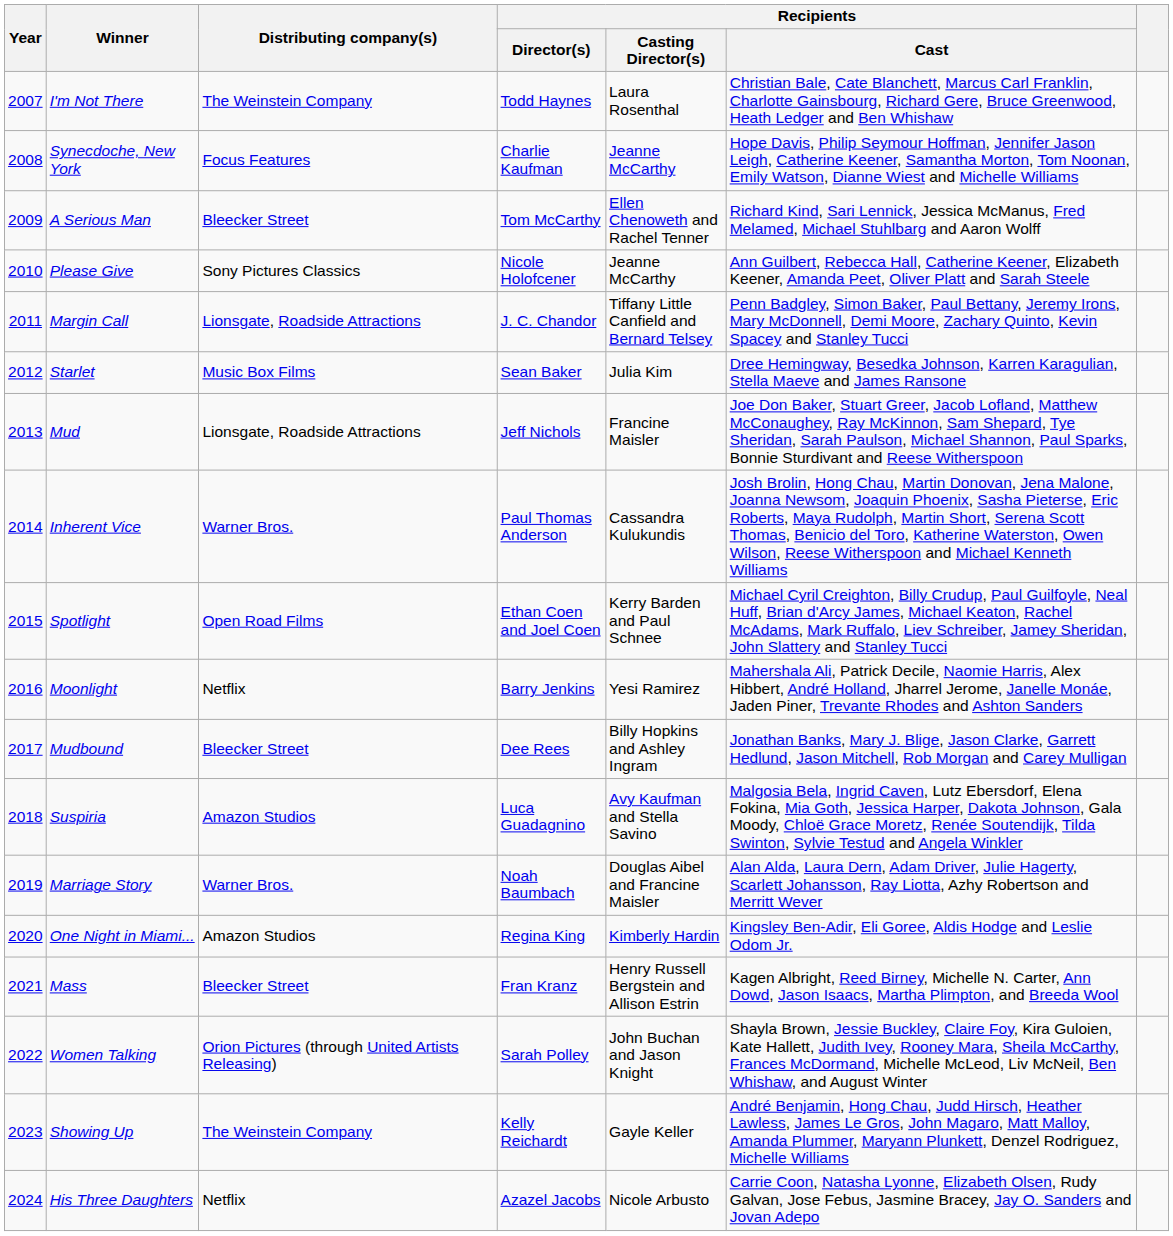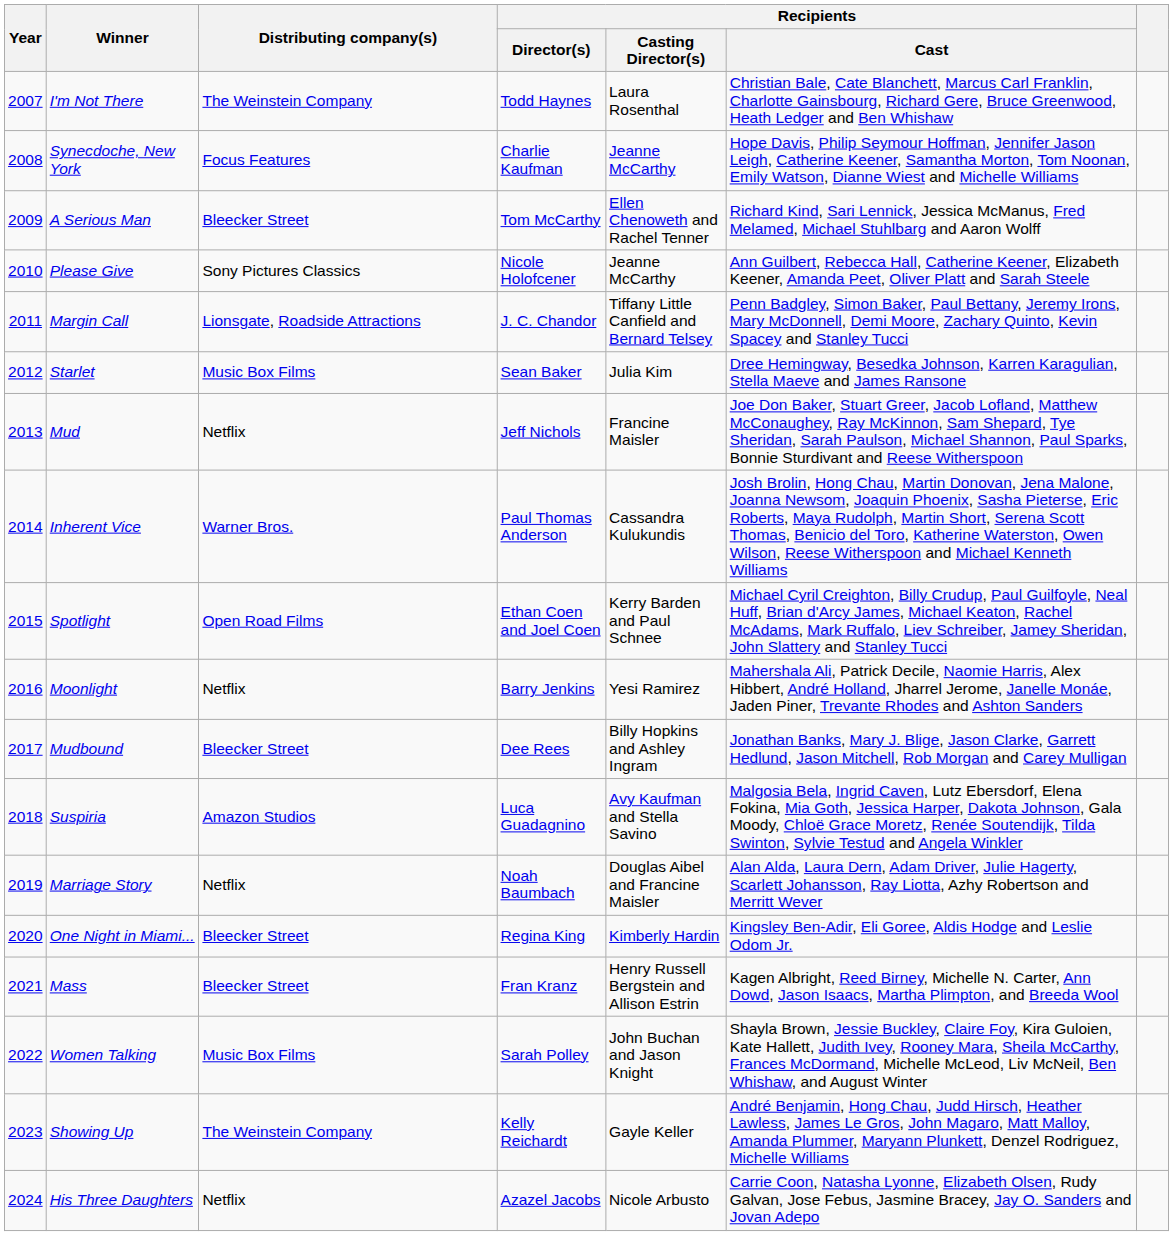(312, 431) Lionsgate, Roadside Attractions -> (224, 431) Netflix
(248, 885) Warner Bros. -> (224, 885) Netflix
(259, 936) Amazon Studios -> (255, 936) Bleecker Street
(330, 1055) Orion Pictures (through United Artists Releasing) -> (259, 1055) Music Box Films
